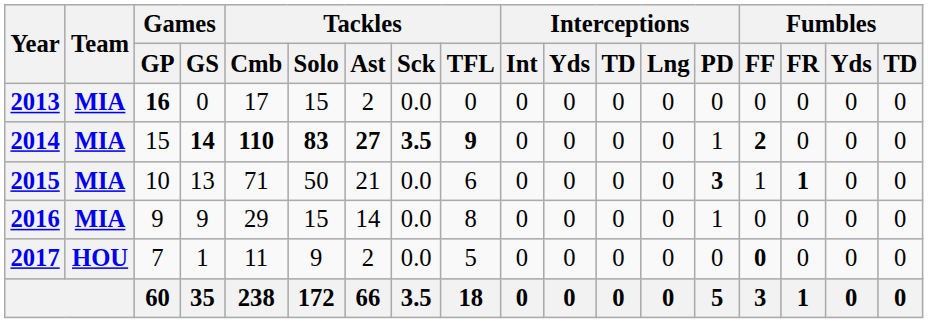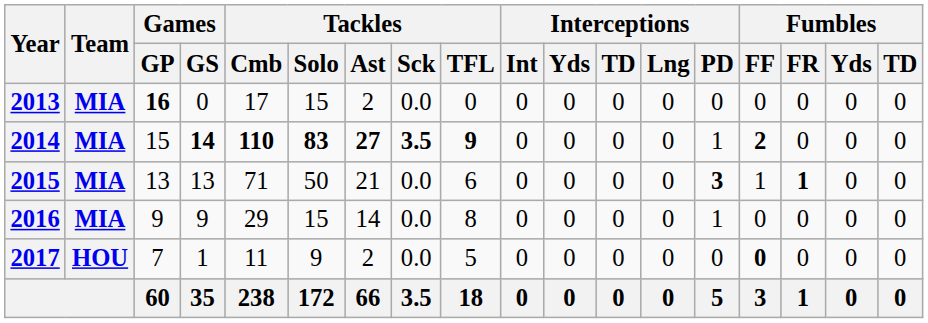(158, 180) 10 -> (158, 180) 13
